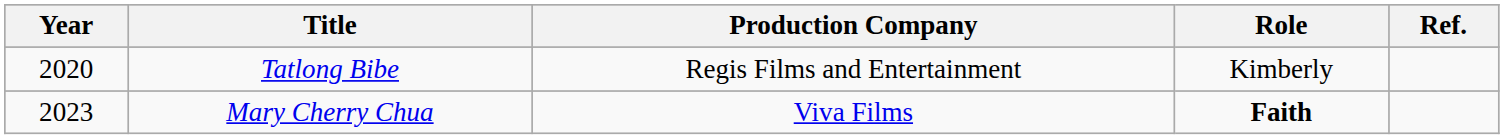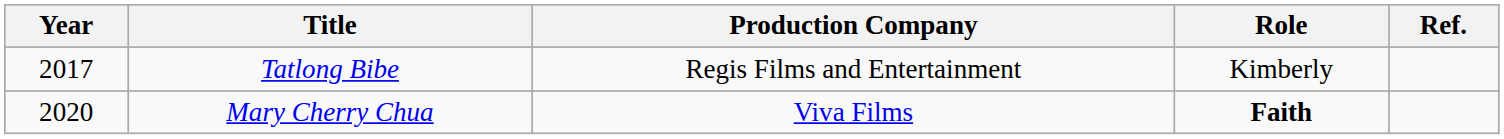(66, 68) 2020 -> (66, 68) 2017
(66, 111) 2023 -> (66, 111) 2020
